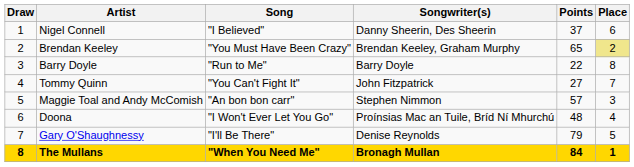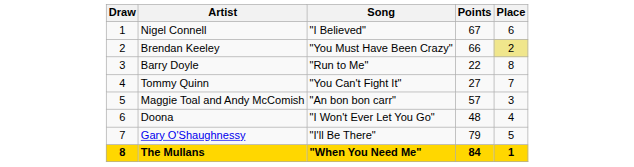- column: (455, 13)
(576, 30) 37 -> (475, 30) 67
(576, 48) 65 -> (475, 48) 66
